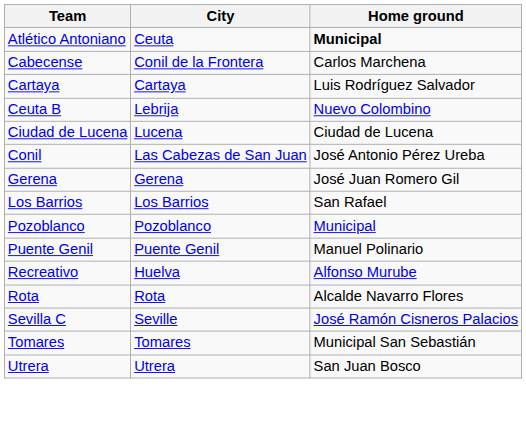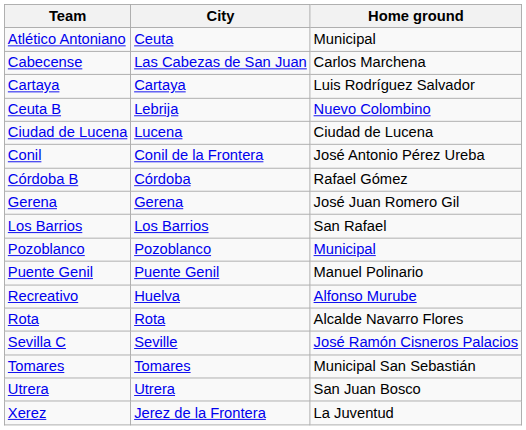(348, 39) bold -> (345, 39) normal
(199, 62) Conil de la Frontera -> (220, 62) Las Cabezas de San Juan
(220, 156) Las Cabezas de San Juan -> (199, 156) Conil de la Frontera
+ row: (43, 179)
+ row: (27, 413)
